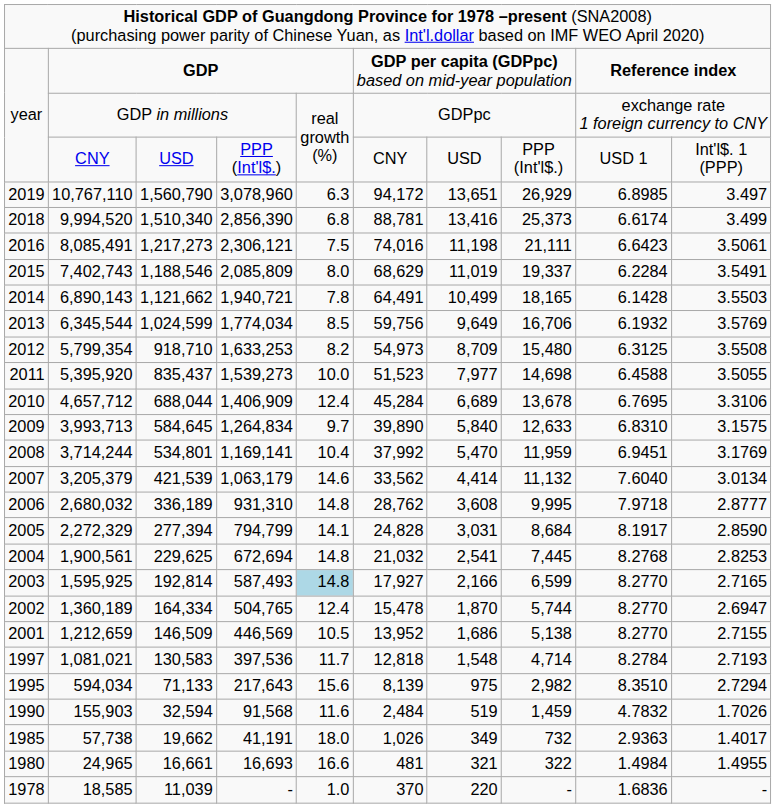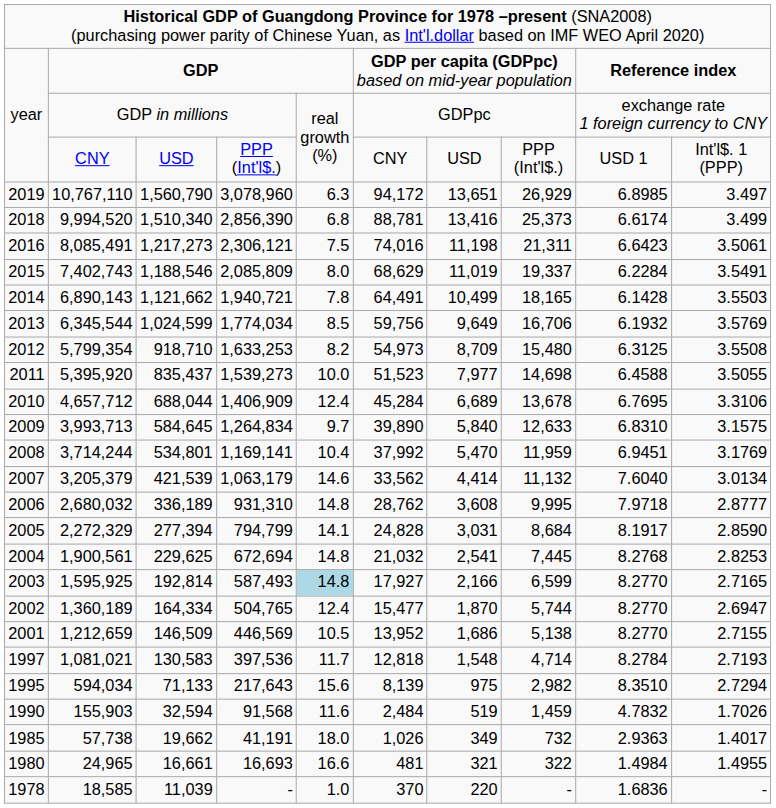(548, 246) 21,111 -> (548, 246) 21,311
(399, 608) 15,478 -> (399, 608) 15,477
